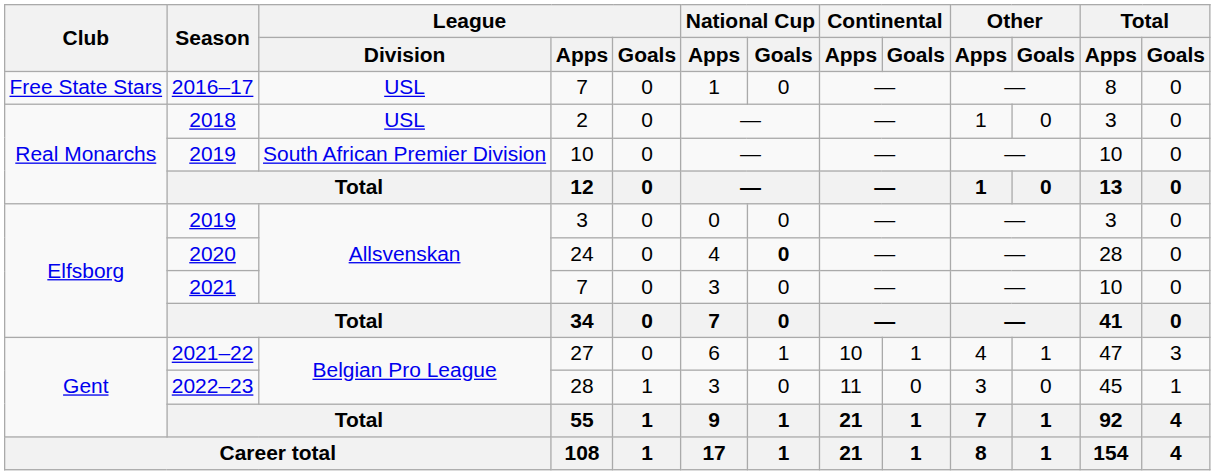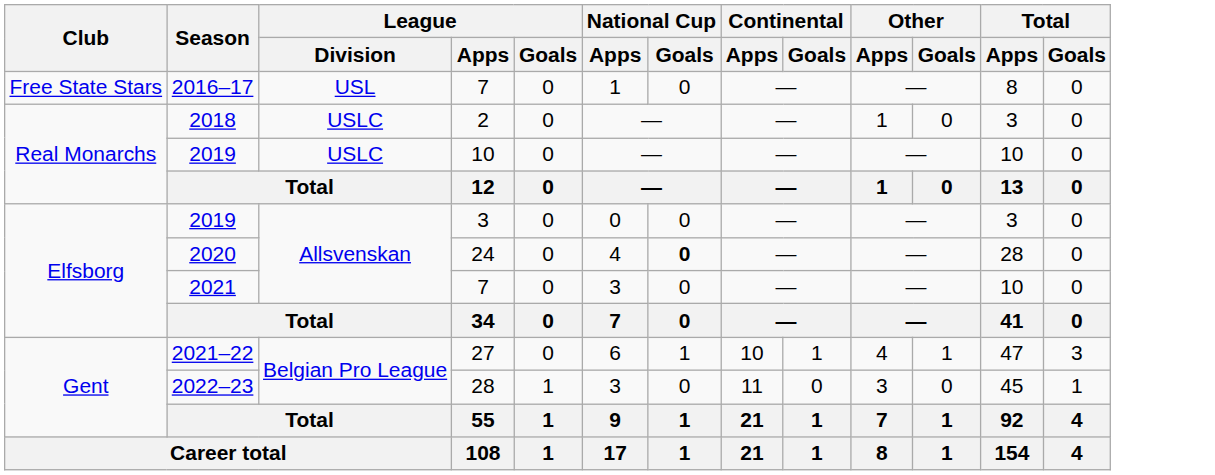(405, 120) USL -> (355, 120) USLC
(405, 154) South African Premier Division -> (355, 154) USLC
